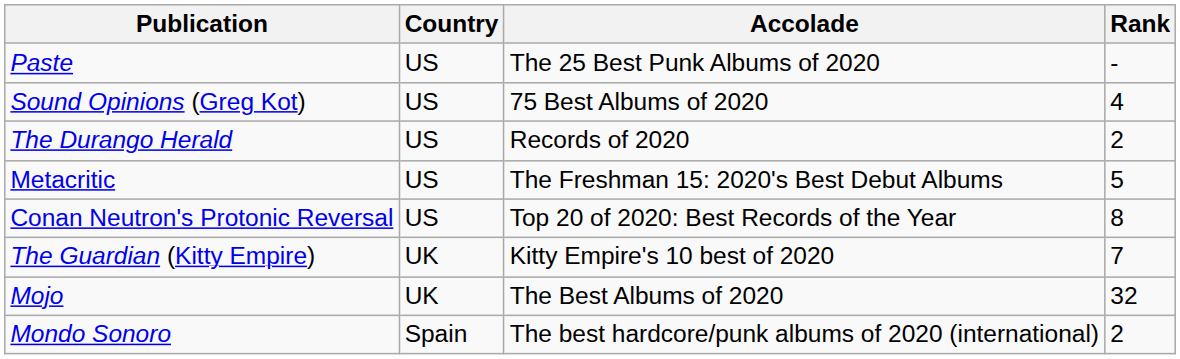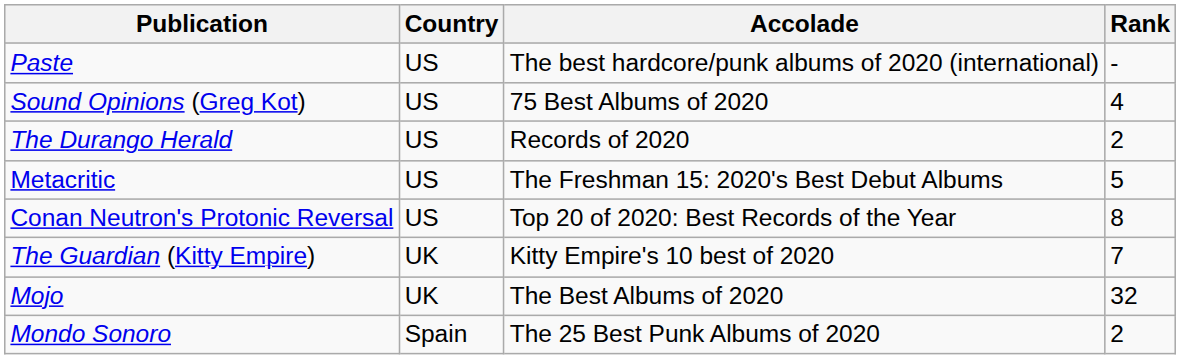(695, 62) The 25 Best Punk Albums of 2020 -> (804, 62) The best hardcore/punk albums of 2020 (international)
(804, 334) The best hardcore/punk albums of 2020 (international) -> (695, 334) The 25 Best Punk Albums of 2020
